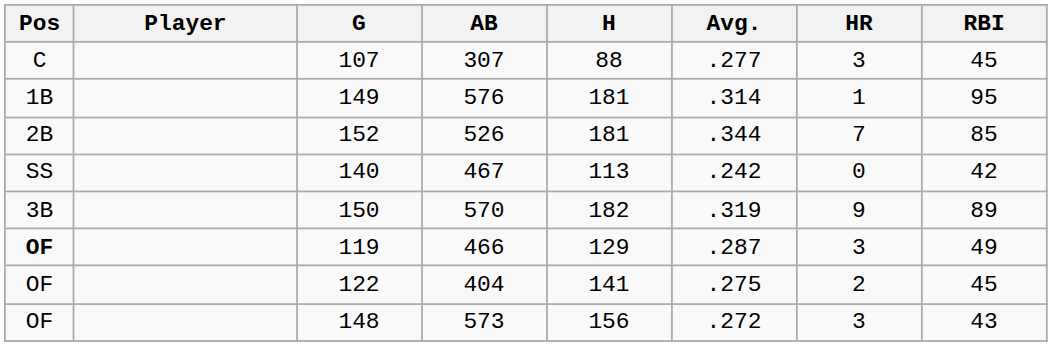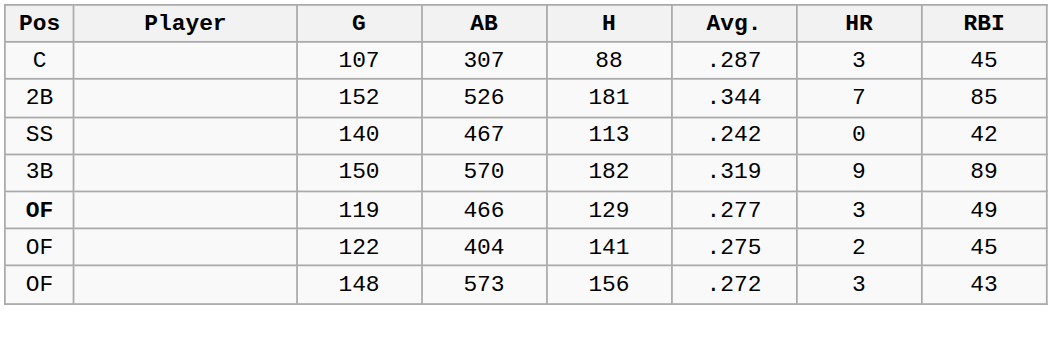(734, 61) .277 -> (734, 61) .287
- row: (359, 98)
(734, 247) .287 -> (734, 210) .277
